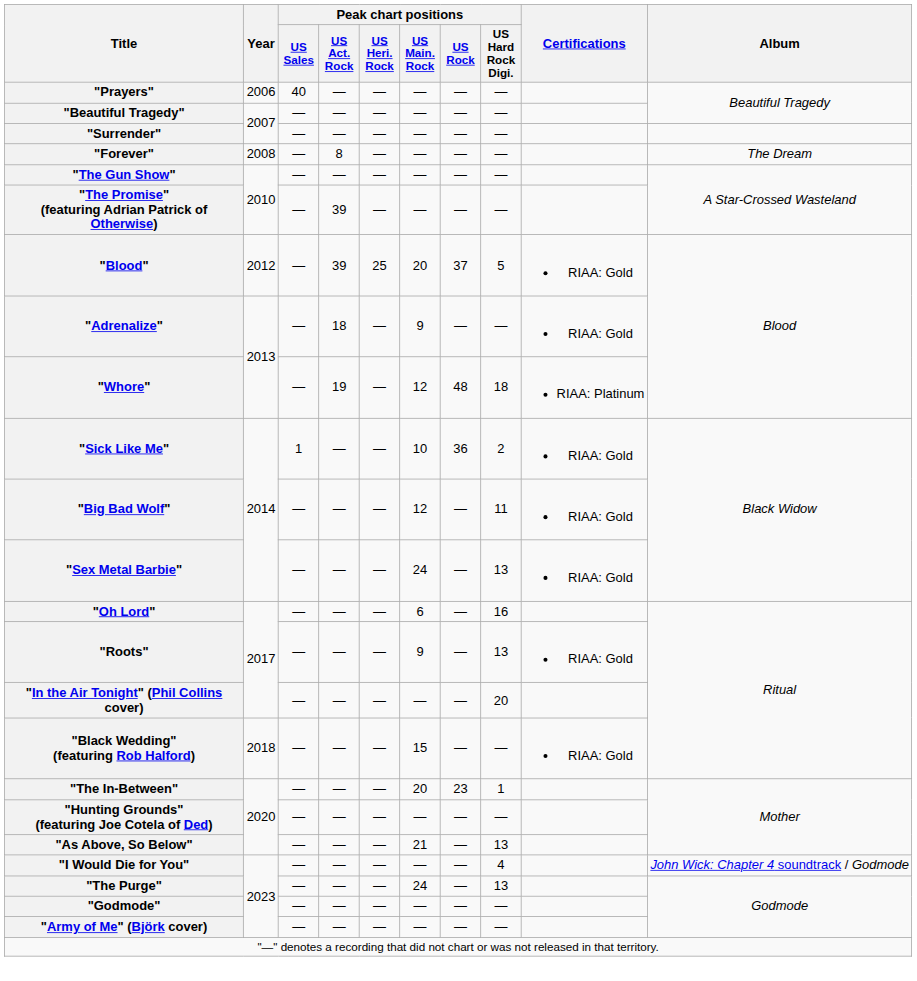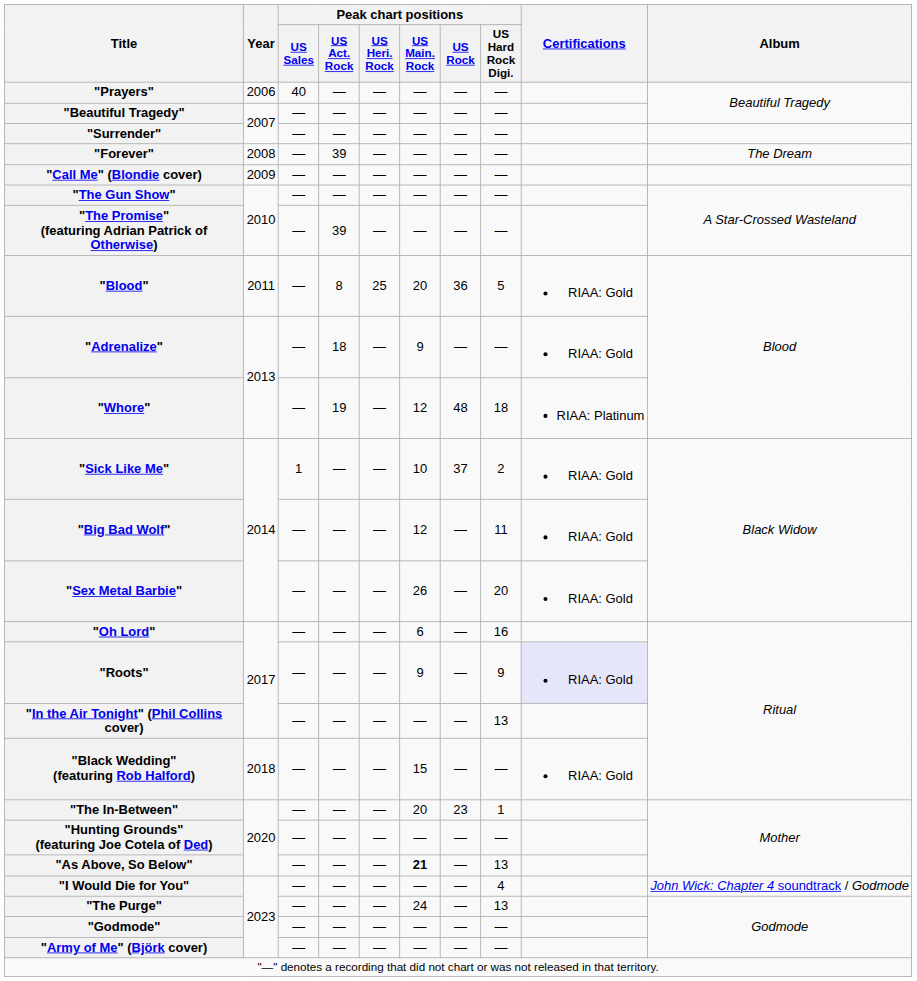(339, 154) 8 -> (339, 154) 39
+ row: (124, 174)
(261, 265) 2012 -> (261, 285) 2011
(339, 265) 39 -> (339, 285) 8
(460, 265) 37 -> (460, 285) 36
(460, 448) 36 -> (460, 469) 37
(420, 570) 24 -> (420, 591) 26
(501, 570) 13 -> (501, 591) 20
(501, 652) 13 -> (501, 672) 9
(584, 659) no background -> (584, 680) lavender background
(501, 700) 20 -> (501, 720) 13
(420, 844) normal -> (420, 865) bold
